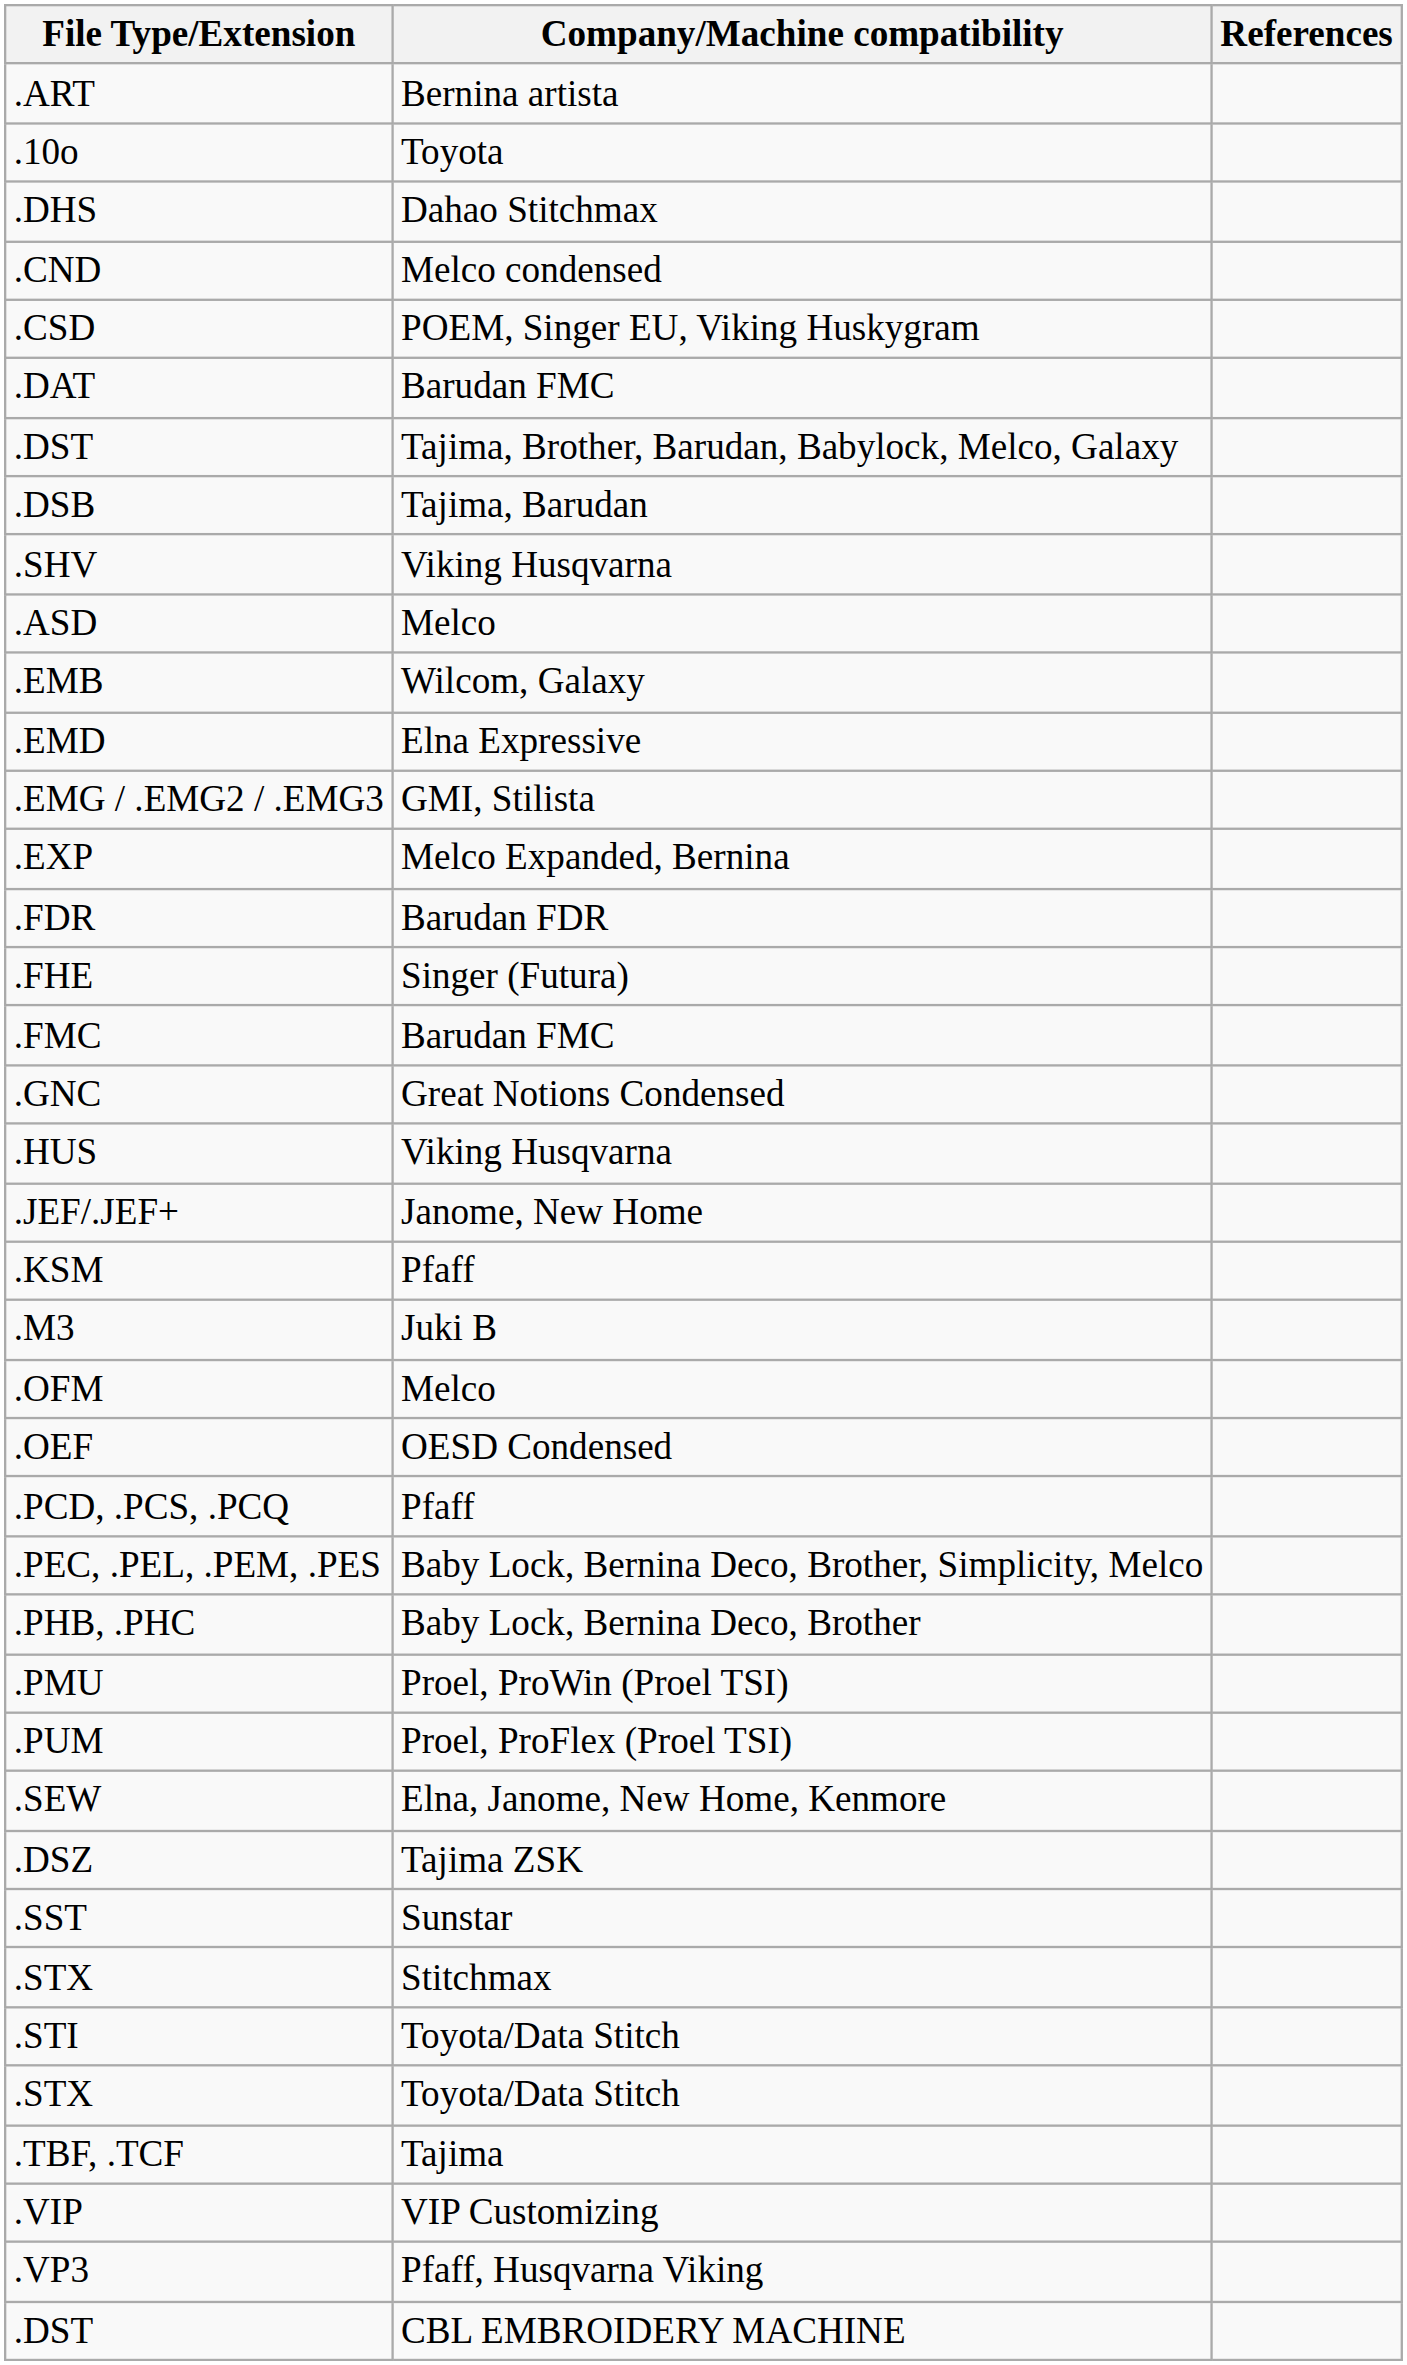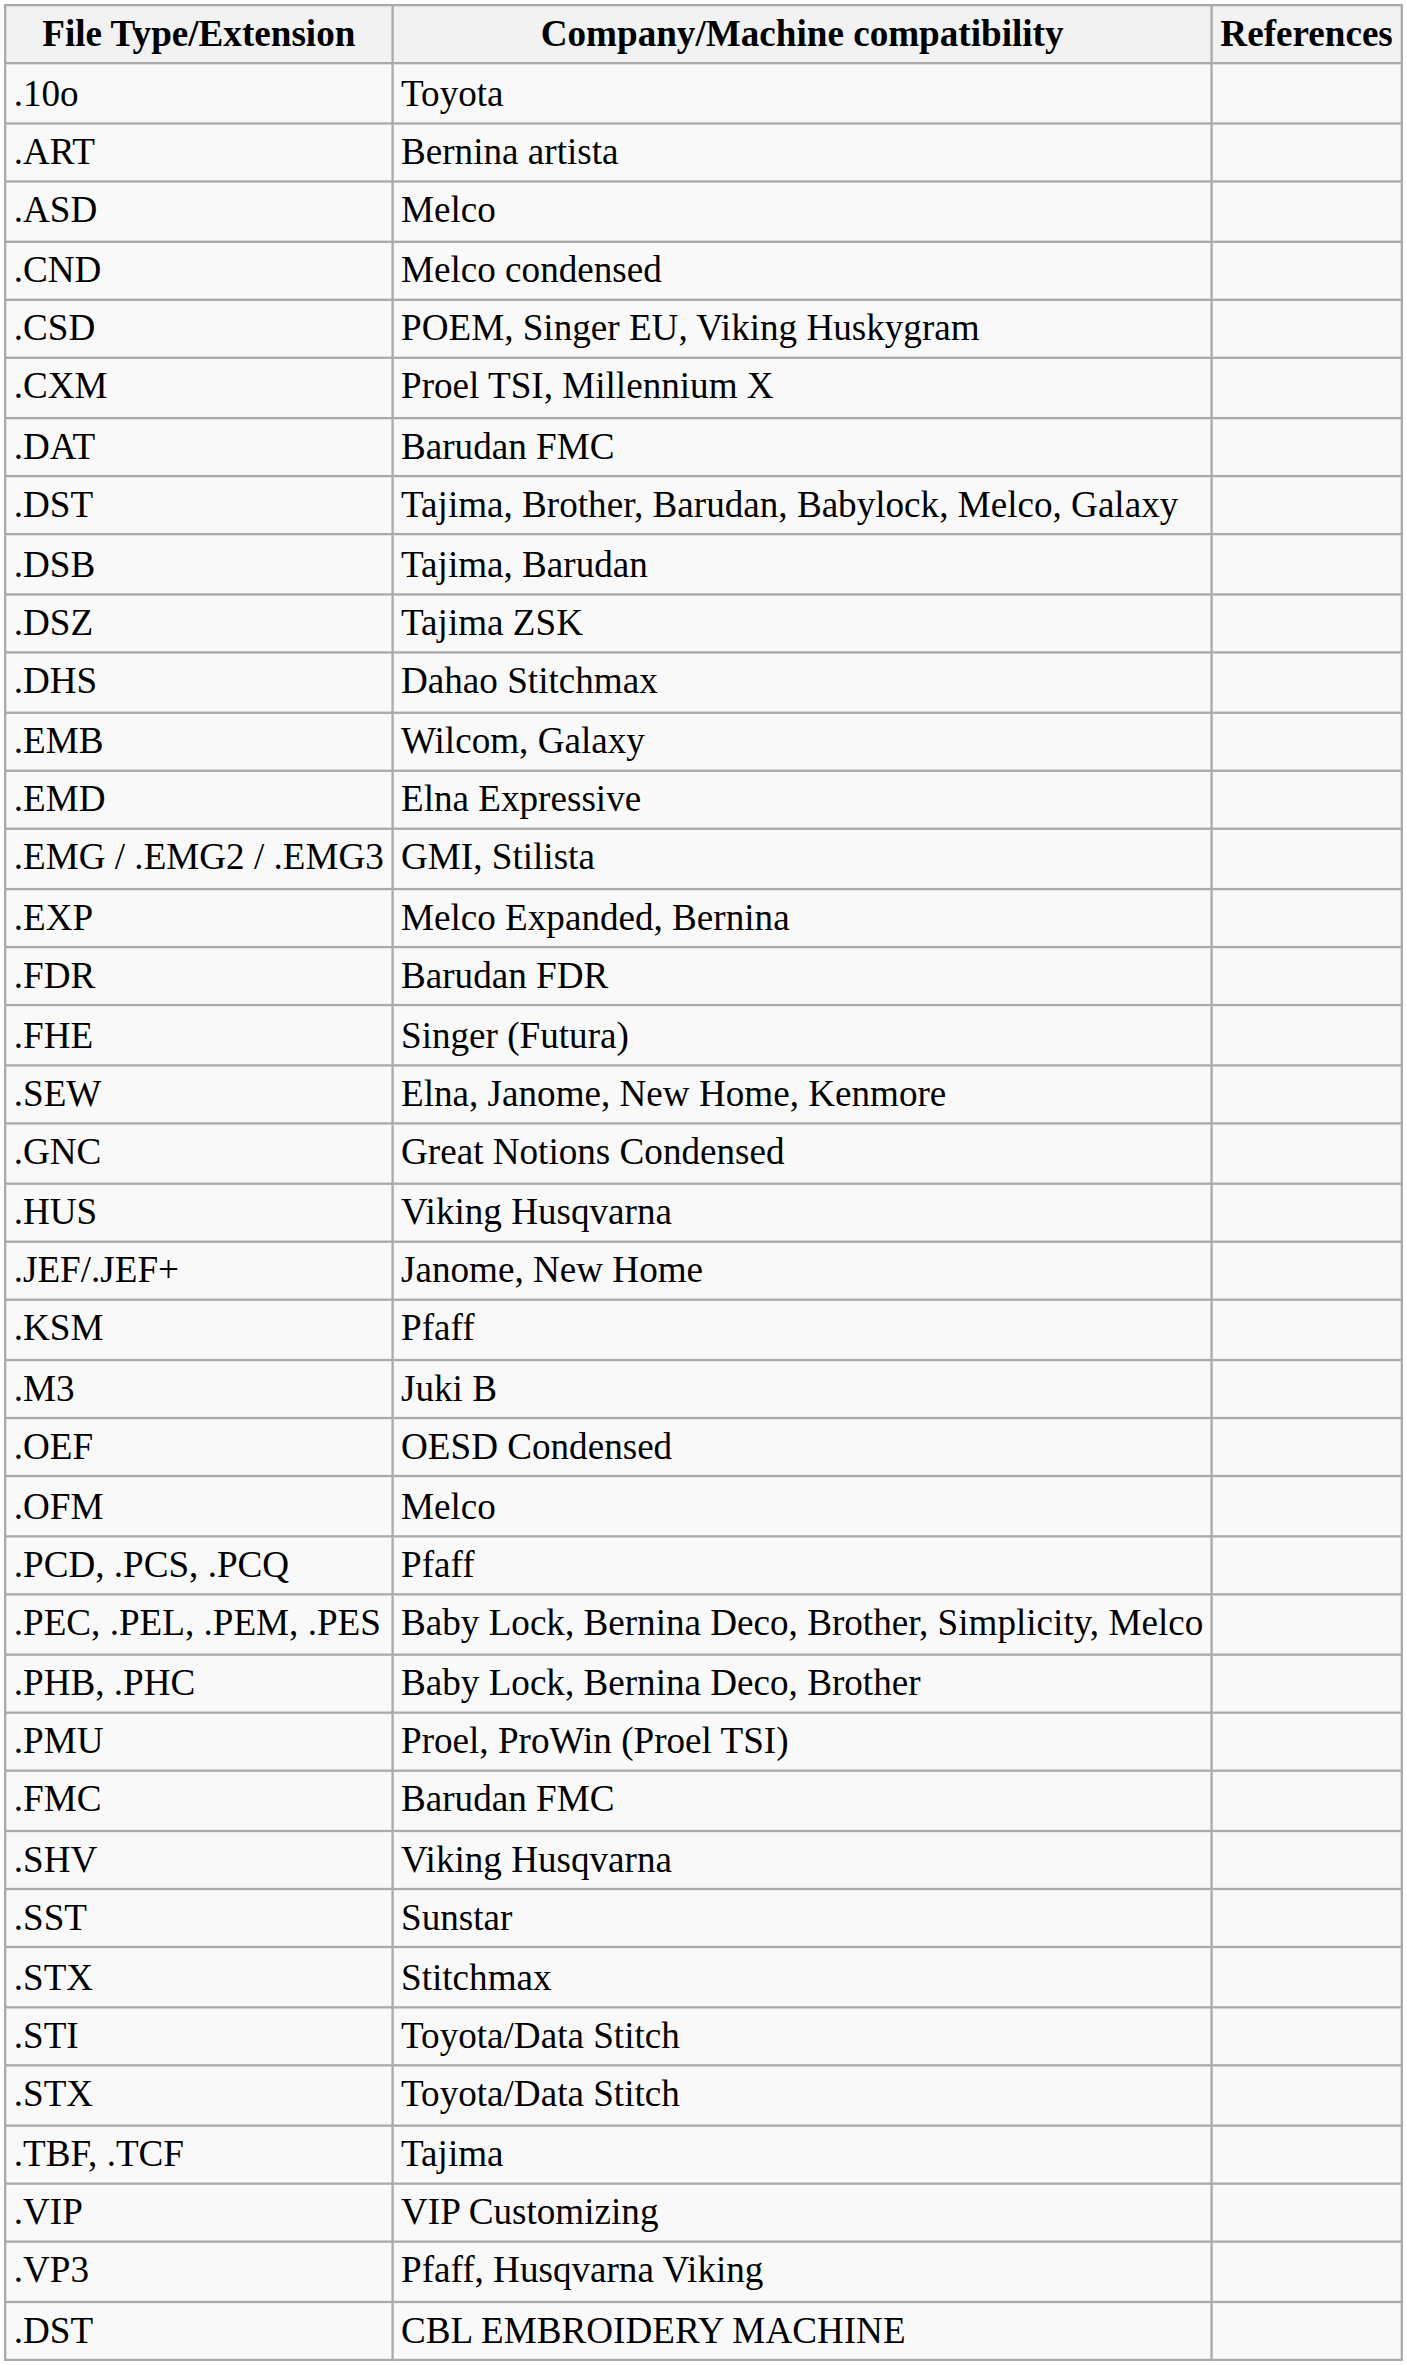rows swapped: (46, 151) <-> (54, 92)
rows swapped: (55, 622) <-> (55, 210)
+ row: (61, 387)
rows swapped: (53, 1858) <-> (55, 563)
rows swapped: (58, 1034) <-> (58, 1800)
rows swapped: (53, 1446) <-> (59, 1387)
- row: (59, 1741)
